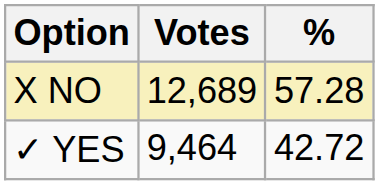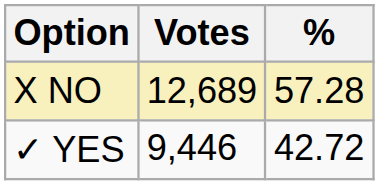(192, 148) 9,464 -> (192, 148) 9,446
